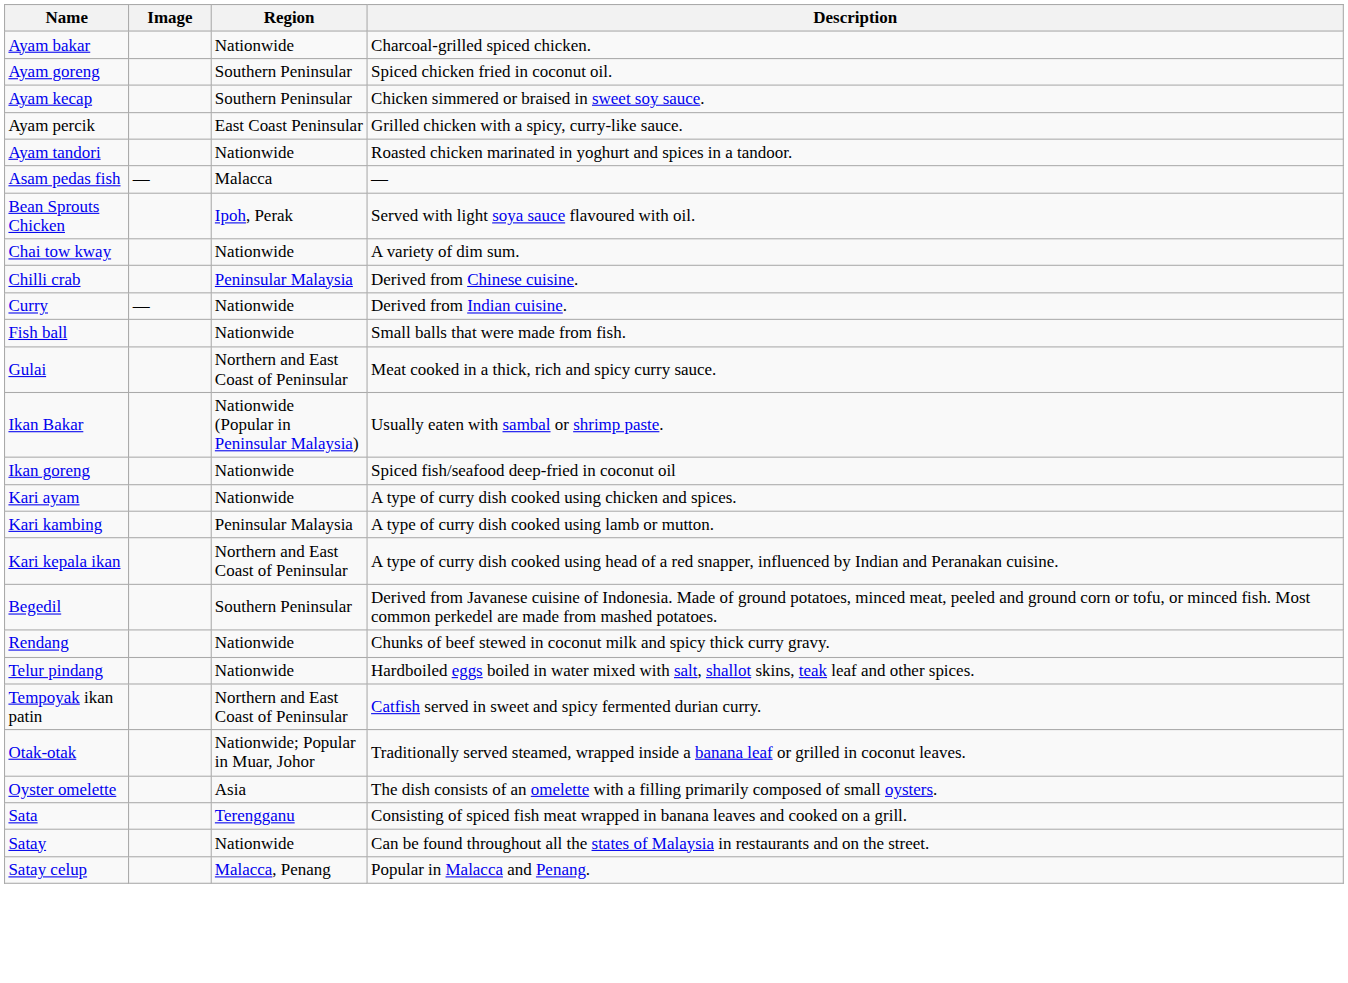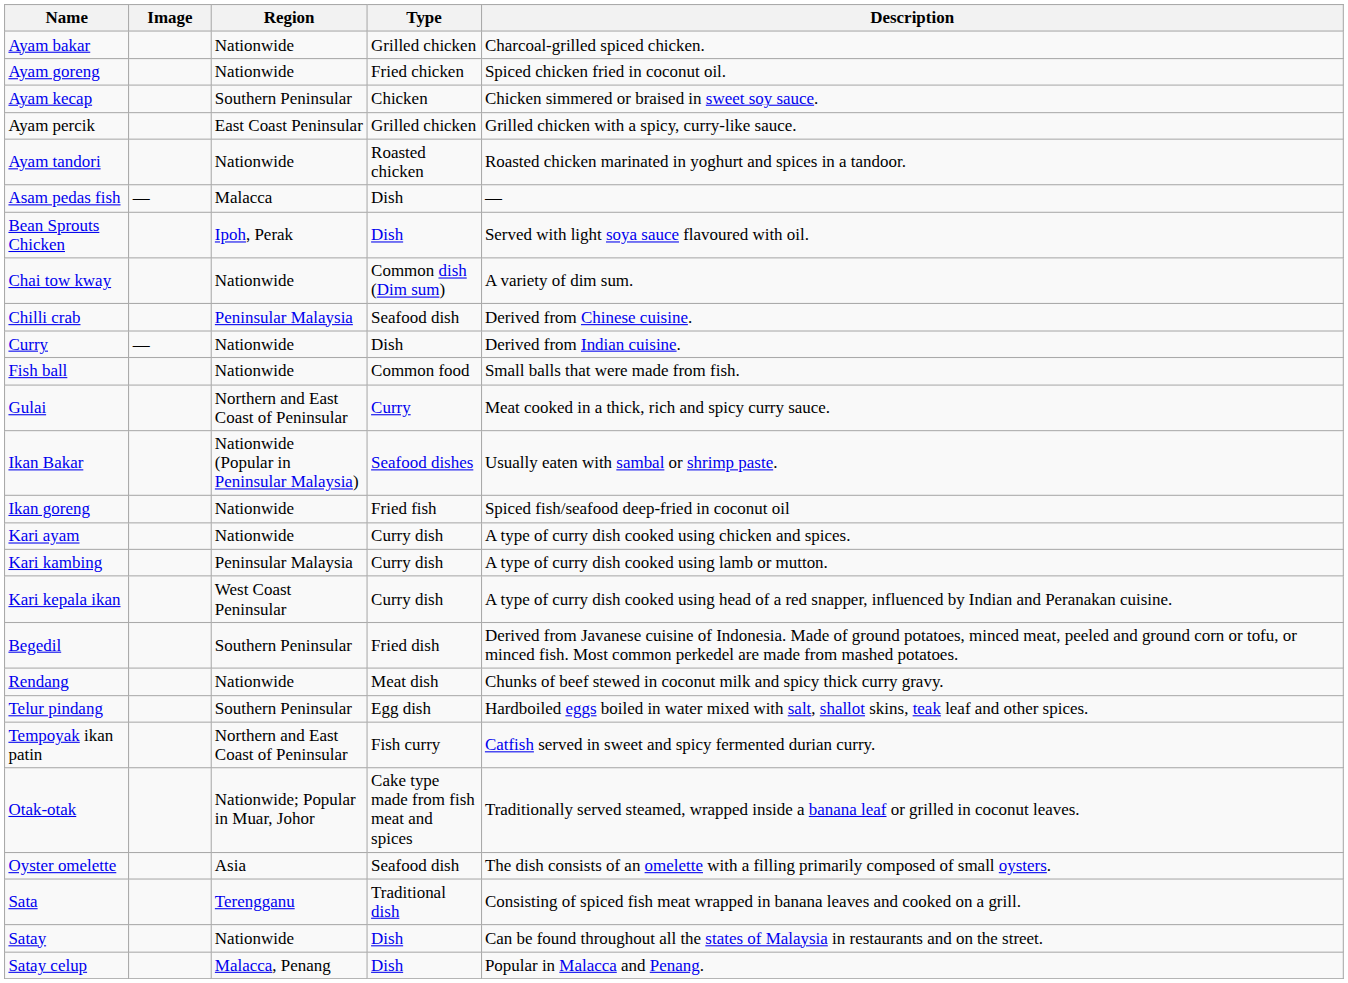+ column: (424, 17)
(283, 71) Southern Peninsular -> (254, 71) Nationwide
(281, 561) Northern and East Coast of Peninsular -> (253, 599) West Coast Peninsular
(254, 670) Nationwide -> (283, 708) Southern Peninsular
